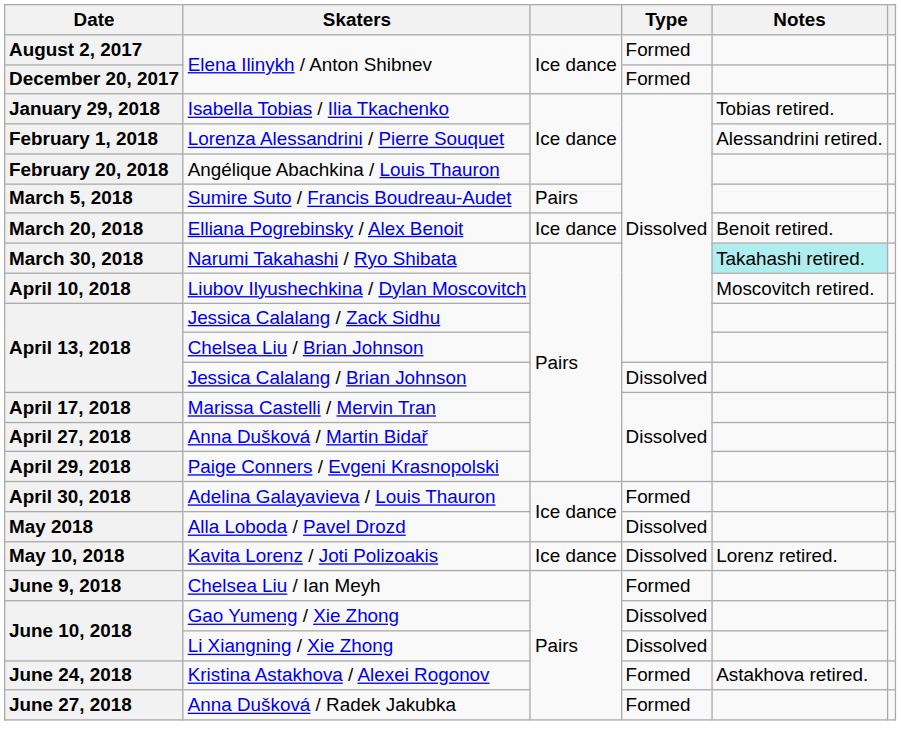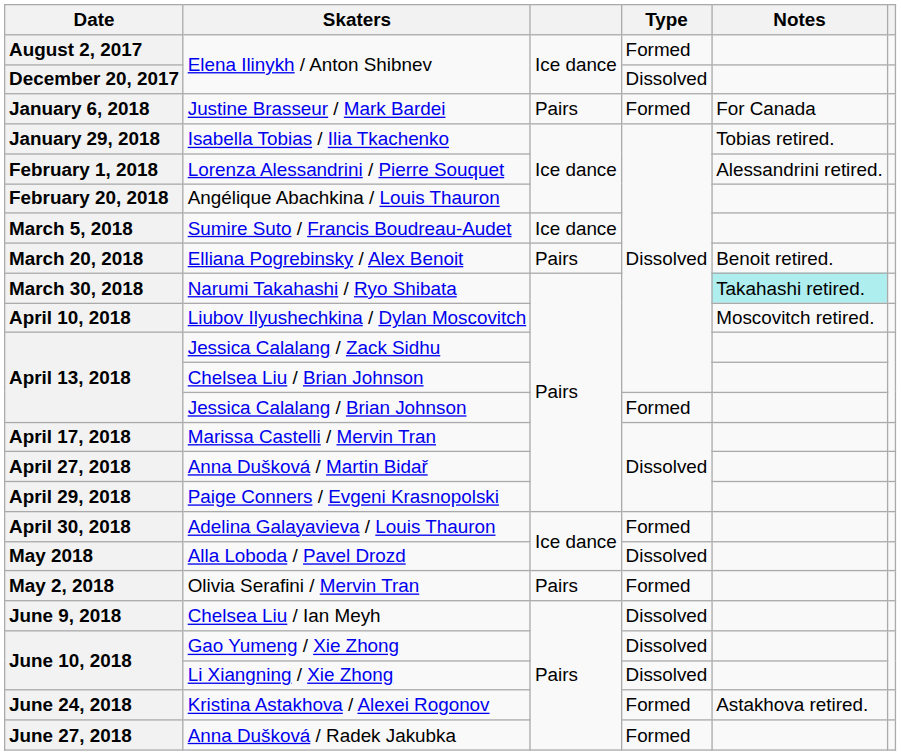(658, 80) Formed -> (666, 80) Dissolved
+ row: (79, 109)
(557, 199) Pairs -> (576, 229) Ice dance
(576, 229) Ice dance -> (557, 258) Pairs
(666, 378) Dissolved -> (658, 407) Formed
+ row: (61, 586)
- row: (67, 556)
(658, 586) Formed -> (666, 616) Dissolved
